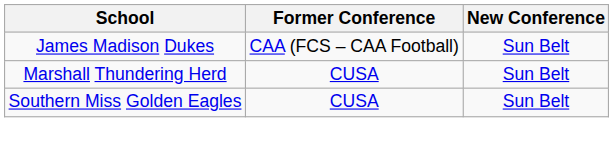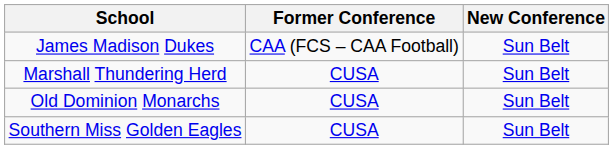+ row: (125, 102)
